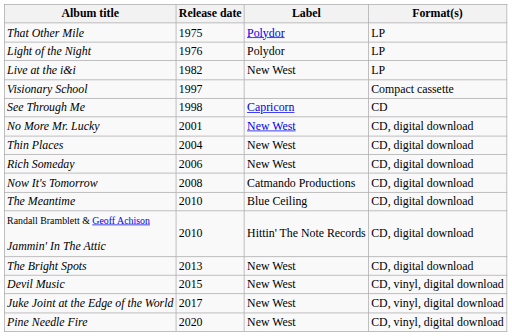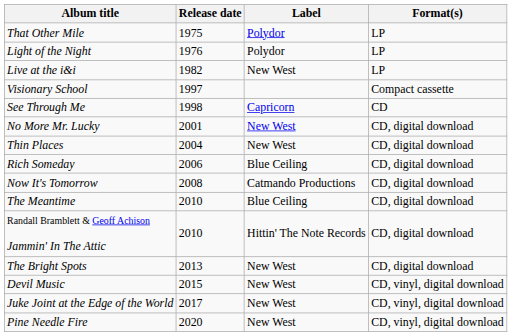(271, 164) New West -> (277, 164) Blue Ceiling
